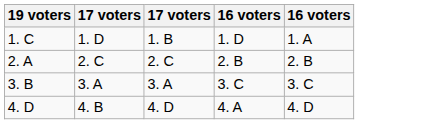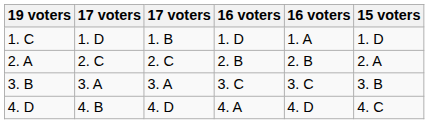+ column: (389, 15)
